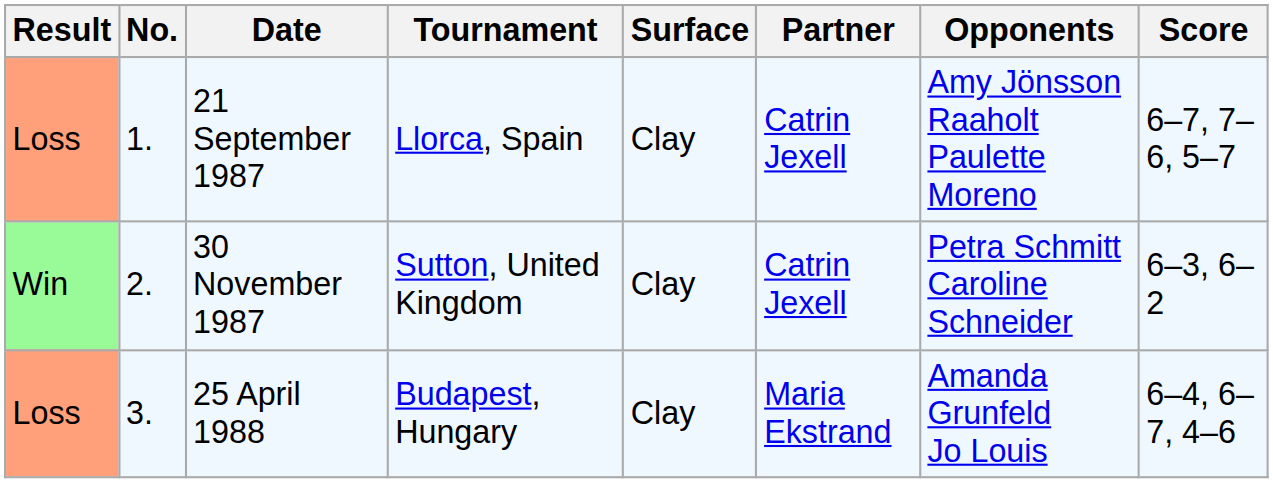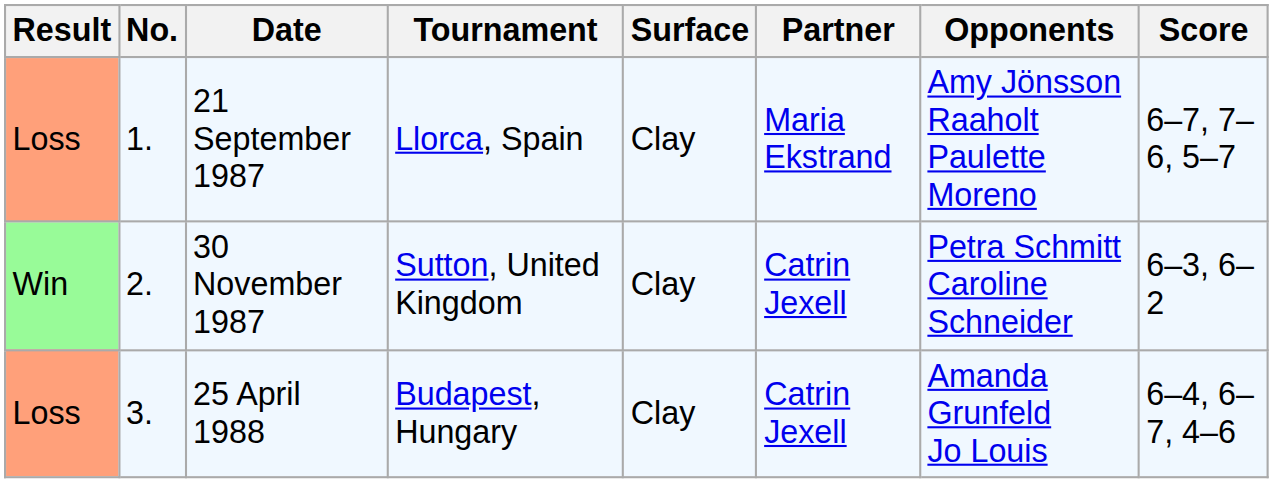(807, 138) Catrin Jexell -> (828, 138) Maria Ekstrand
(828, 412) Maria Ekstrand -> (807, 412) Catrin Jexell
